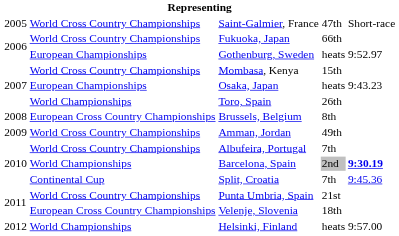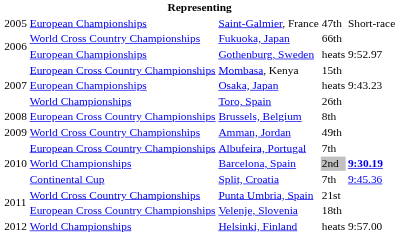(115, 23) World Cross Country Championships -> (88, 23) European Championships
(115, 70) World Cross Country Championships -> (123, 70) European Cross Country Championships
(115, 148) World Cross Country Championships -> (123, 148) European Cross Country Championships
